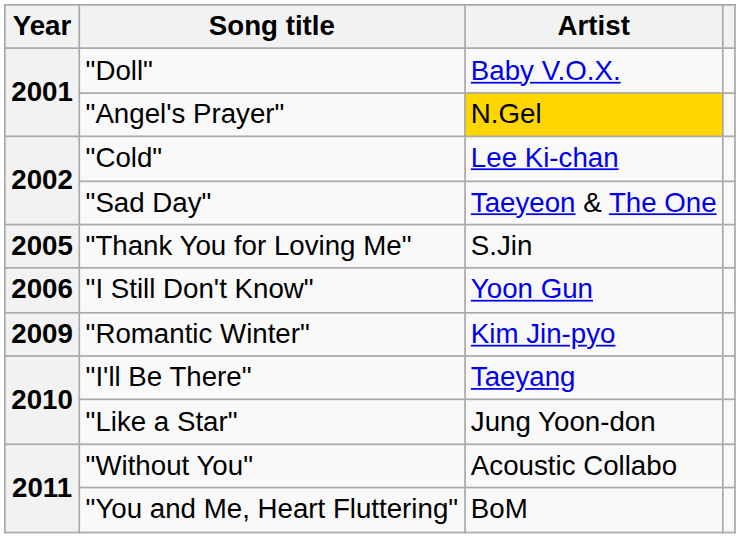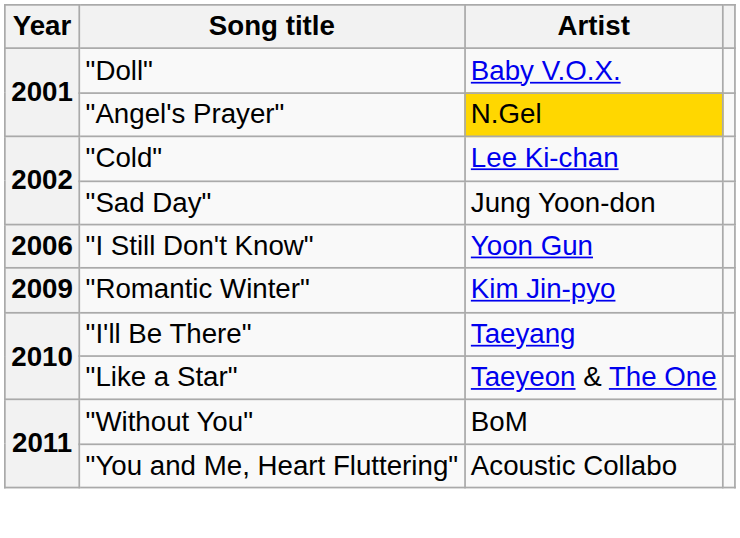(594, 202) Taeyeon & The One -> (563, 202) Jung Yoon-don
- row: (249, 245)
(563, 421) Jung Yoon-don -> (594, 377) Taeyeon & The One
(574, 465) Acoustic Collabo -> (499, 421) BoM
(499, 509) BoM -> (574, 465) Acoustic Collabo
